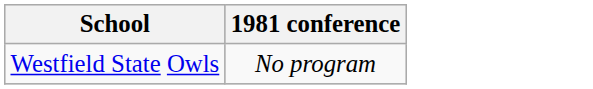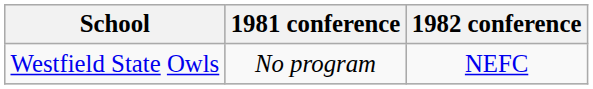+ column: (497, 24)
